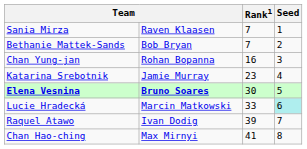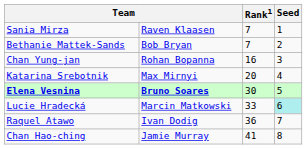(175, 75) Jamie Murray -> (169, 75) Max Mirnyi
(251, 75) 23 -> (251, 75) 20
(251, 121) 39 -> (251, 121) 36
(169, 136) Max Mirnyi -> (175, 136) Jamie Murray
